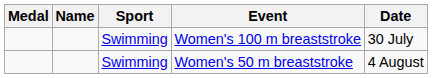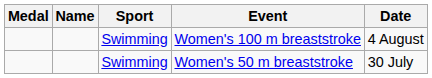(391, 39) 30 July -> (396, 39) 4 August
(396, 62) 4 August -> (391, 62) 30 July
